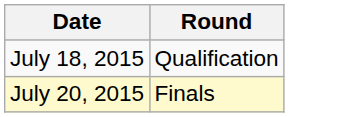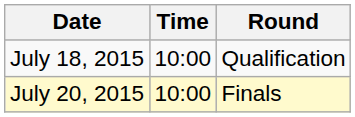+ column: (183, 22)
